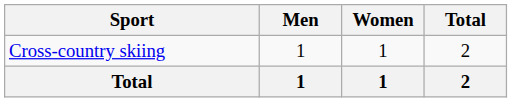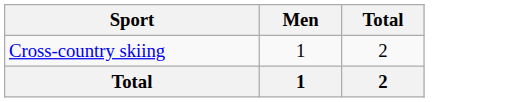- column: (383, 20)
